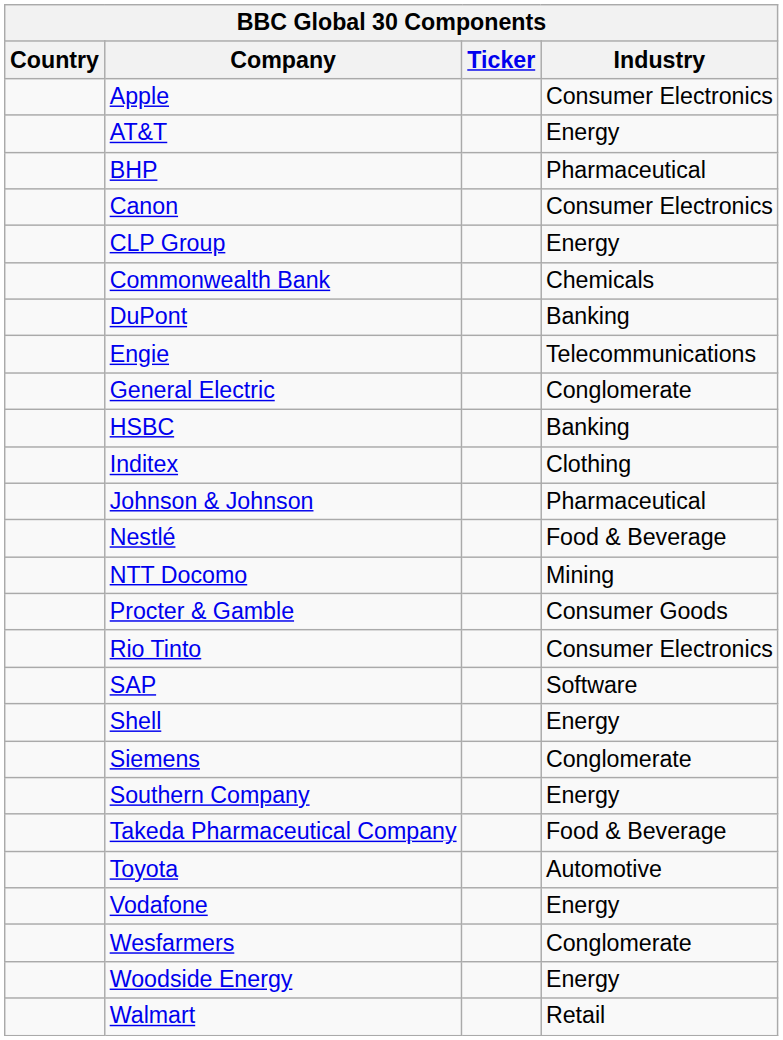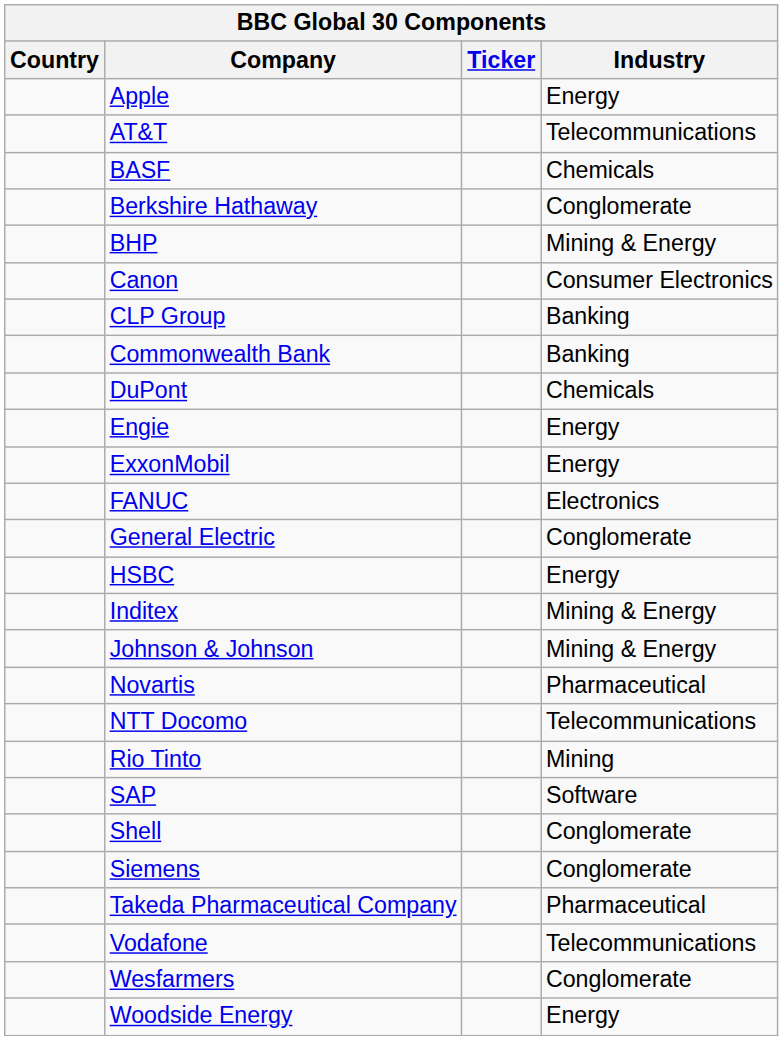(659, 96) Consumer Electronics -> (583, 96) Energy
(583, 133) Energy -> (651, 133) Telecommunications
+ row: (140, 170)
+ row: (213, 206)
(626, 170) Pharmaceutical -> (631, 243) Mining & Energy
(583, 243) Energy -> (588, 317) Banking
(600, 280) Chemicals -> (588, 354) Banking
(588, 317) Banking -> (600, 390) Chemicals
(651, 354) Telecommunications -> (583, 427) Energy
+ row: (170, 464)
+ row: (149, 501)
(588, 427) Banking -> (583, 574) Energy
(588, 464) Clothing -> (631, 611) Mining & Energy
(626, 501) Pharmaceutical -> (631, 648) Mining & Energy
- row: (143, 538)
+ row: (152, 685)
(580, 574) Mining -> (651, 721) Telecommunications
- row: (202, 611)
(659, 648) Consumer Electronics -> (580, 758) Mining
(583, 721) Energy -> (619, 832) Conglomerate
- row: (210, 795)
(636, 832) Food & Beverage -> (626, 905) Pharmaceutical
- row: (144, 869)
(583, 905) Energy -> (651, 942) Telecommunications
- row: (152, 1016)
